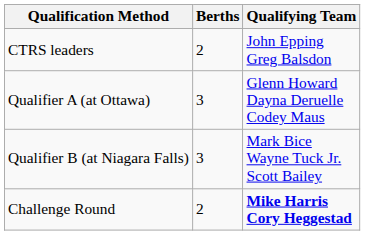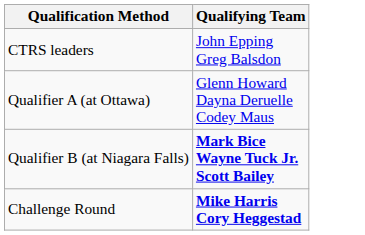- column: (218, 16)
(294, 158) normal -> (247, 158) bold
